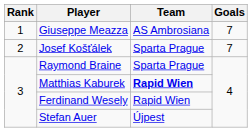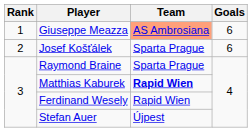(171, 30) no background -> (171, 30) lightsalmon background
(230, 30) 7 -> (230, 30) 6
(230, 48) 7 -> (230, 48) 6
